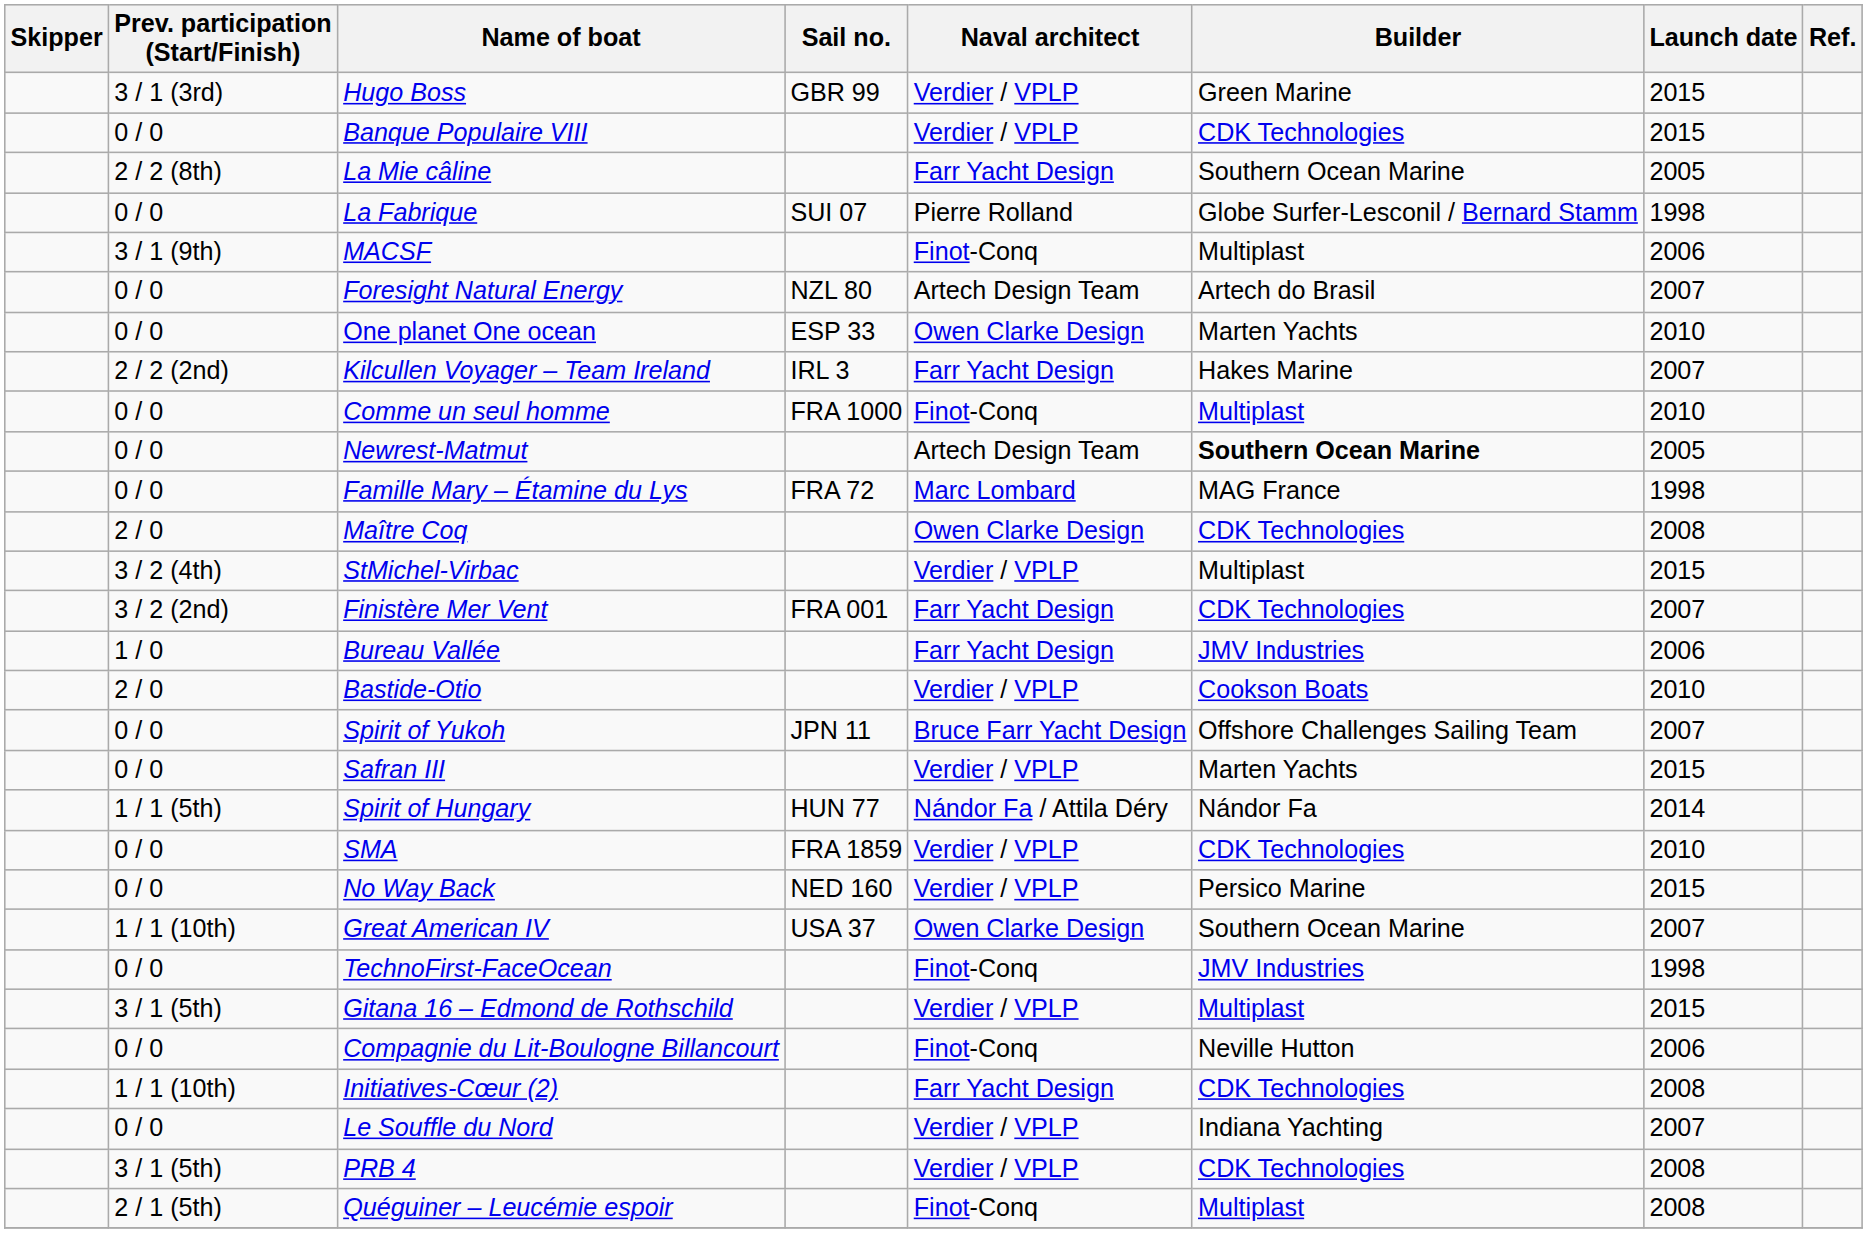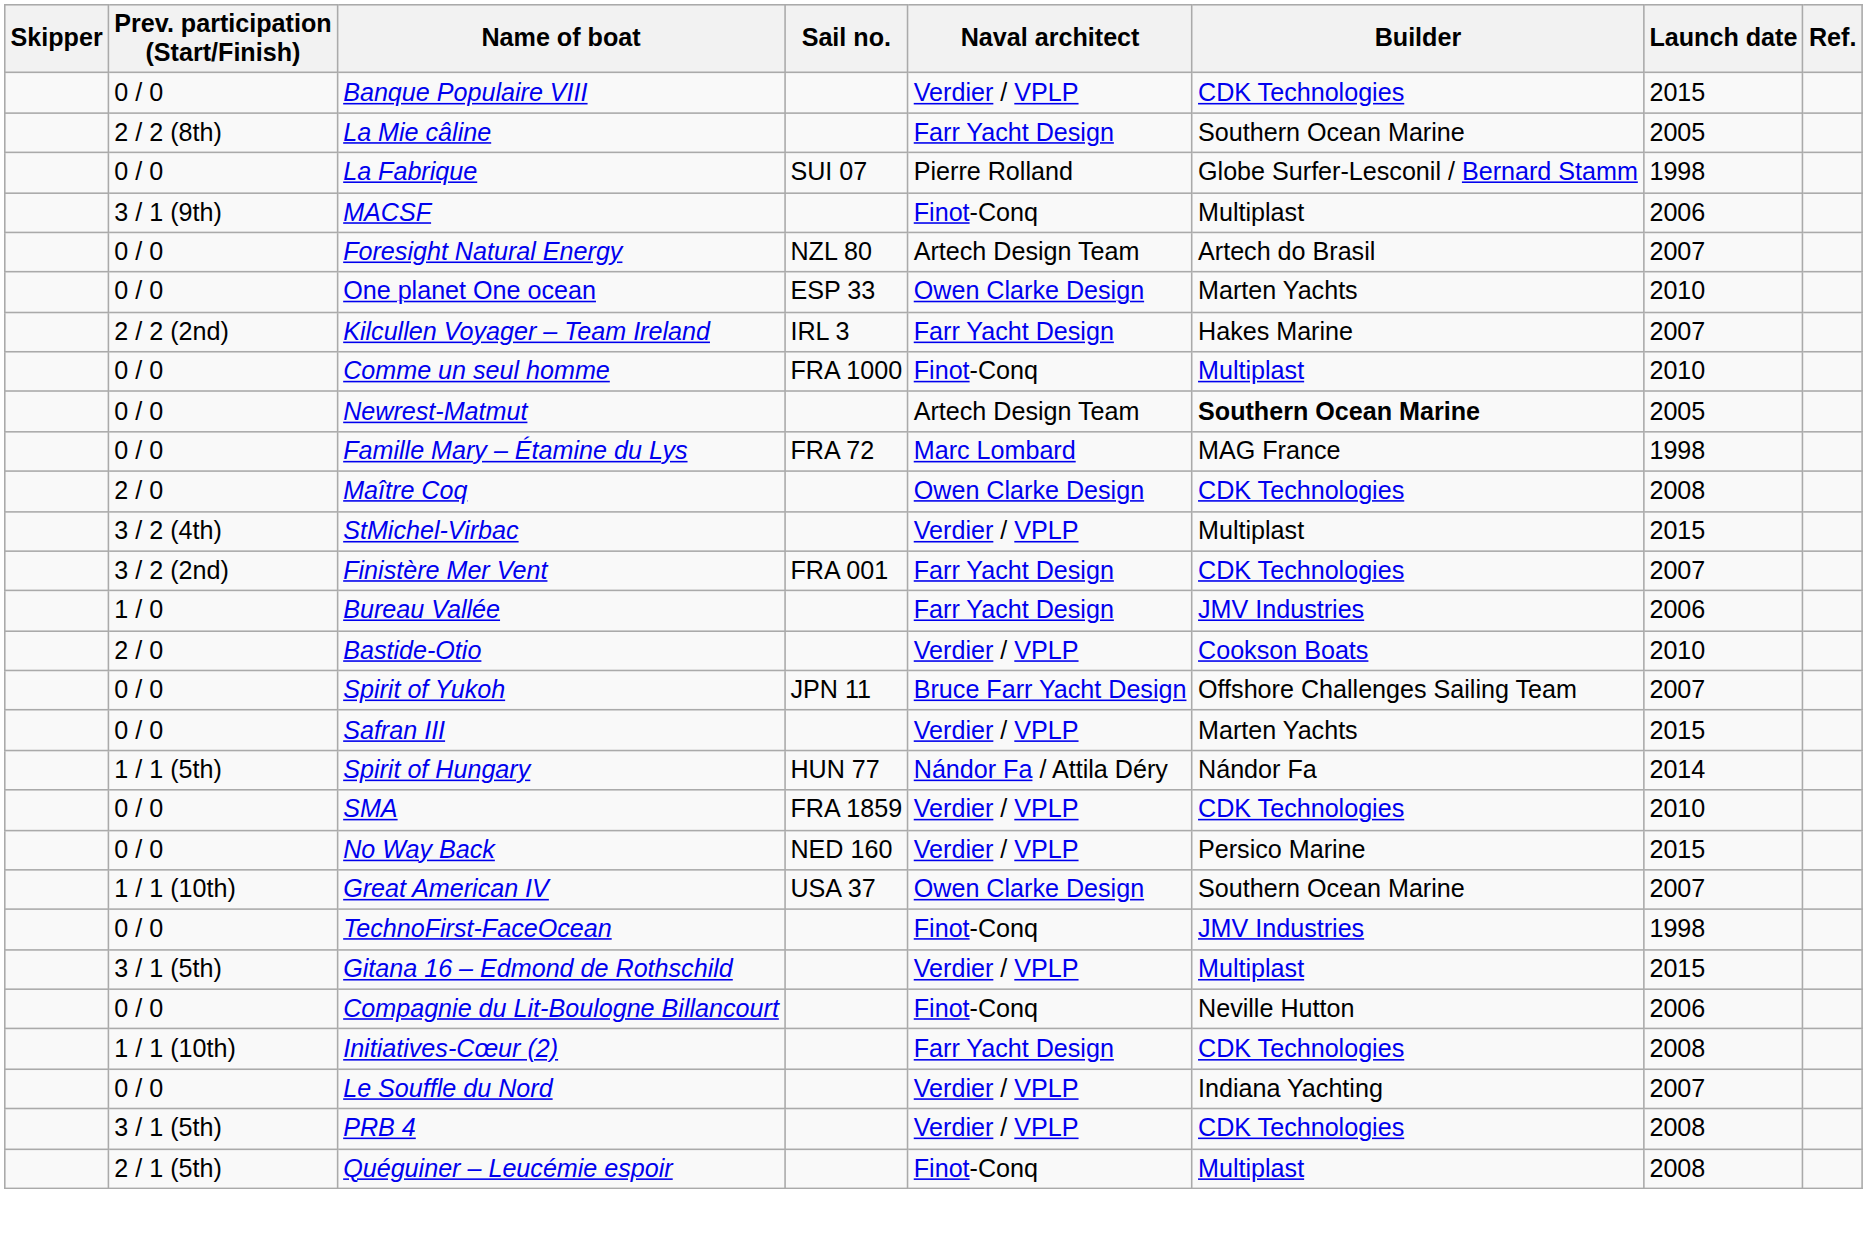- row: (405, 92)
